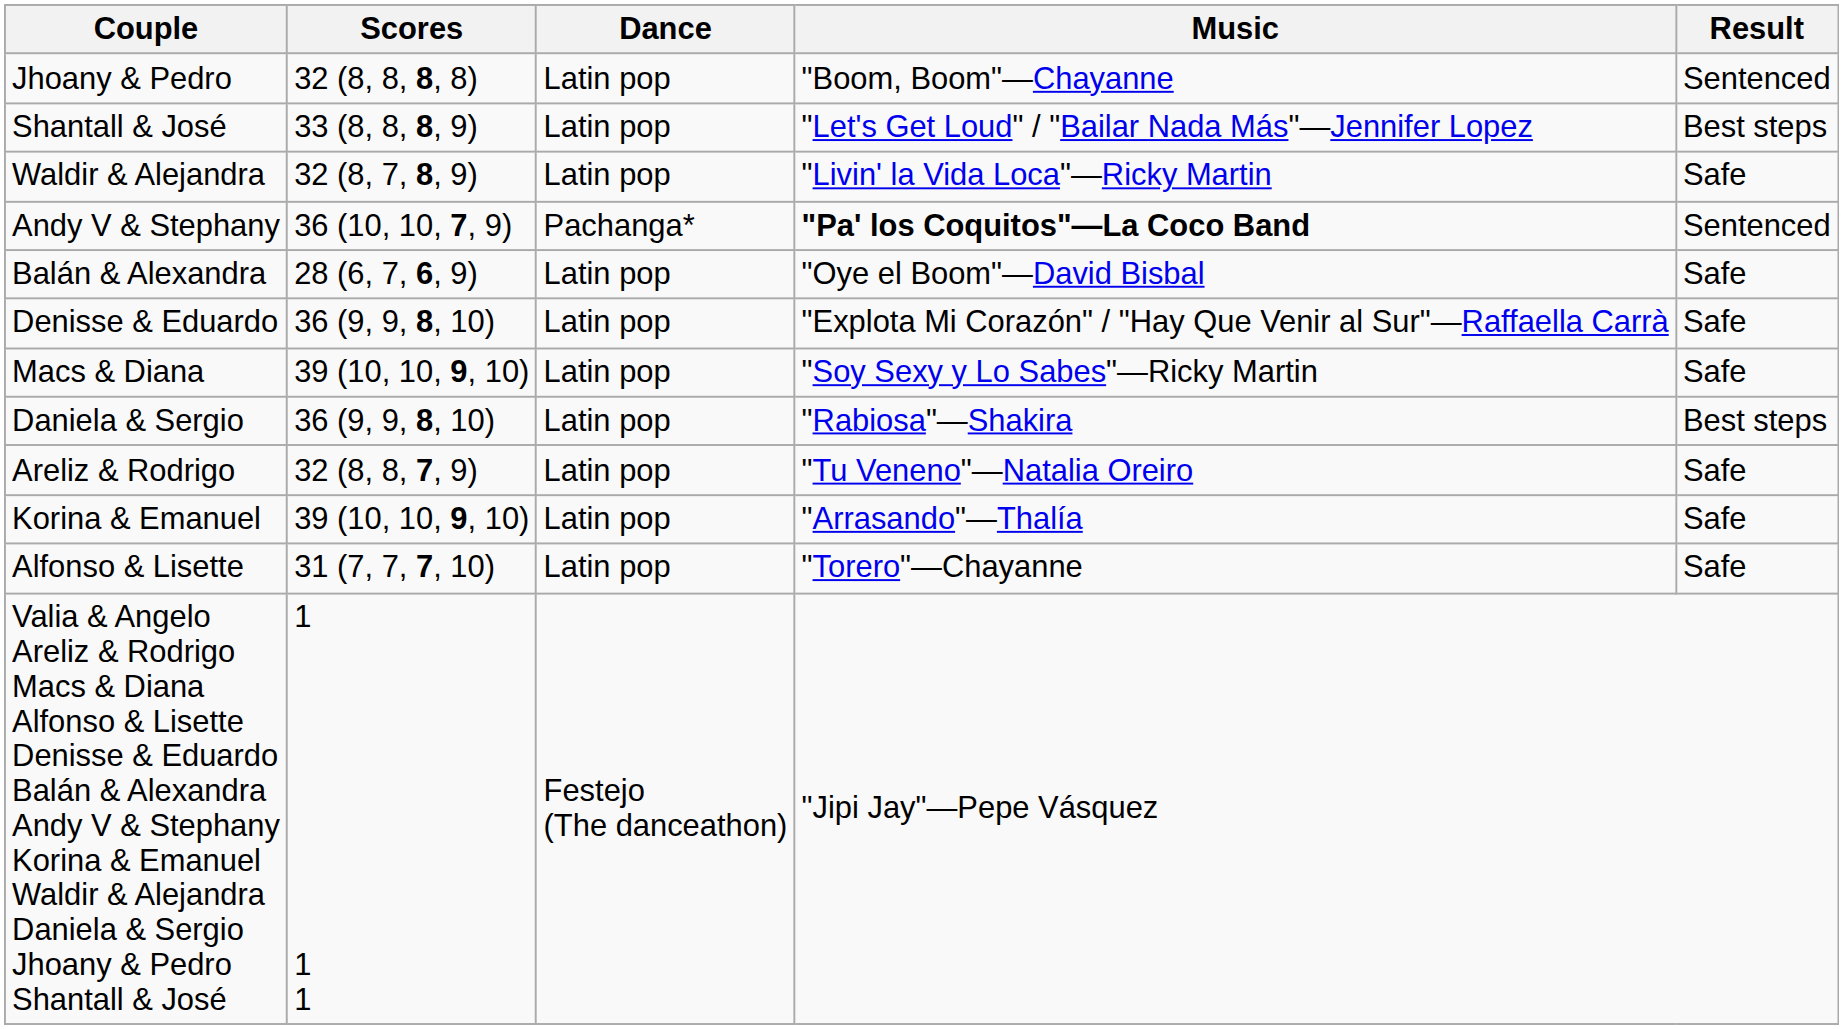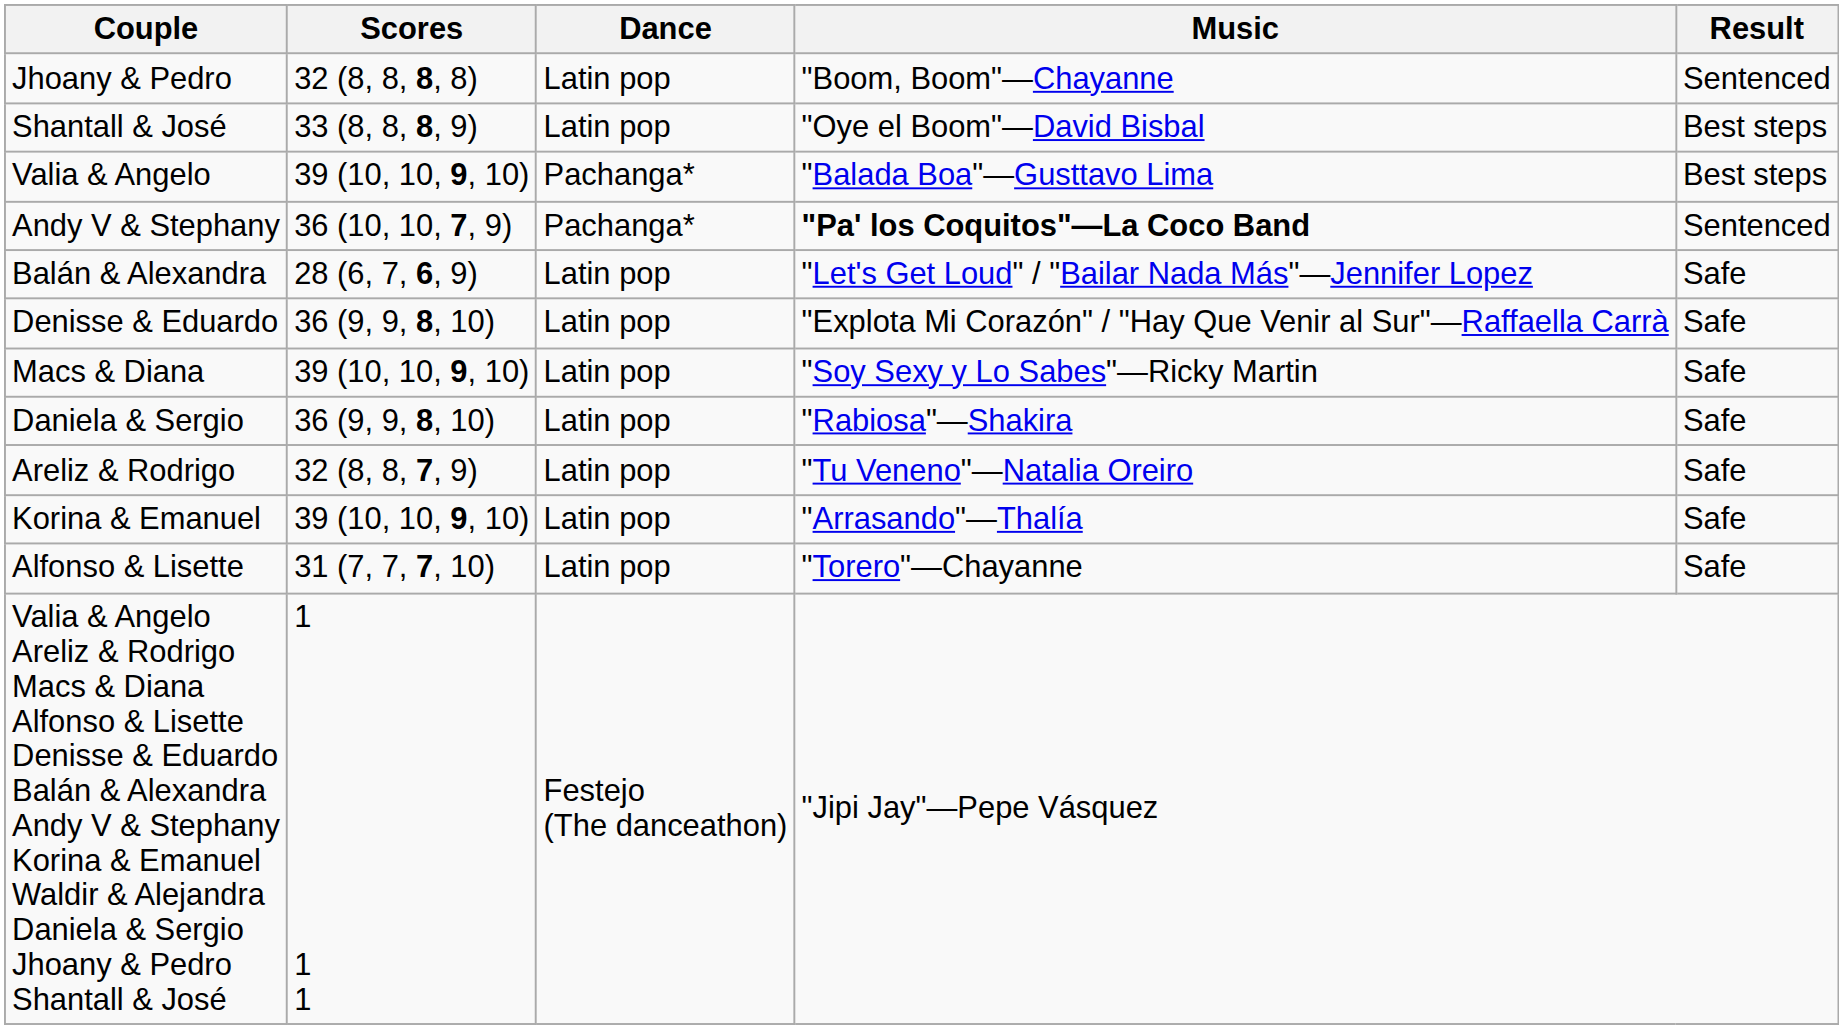(1167, 126) "Let's Get Loud" / "Bailar Nada Más"—Jennifer Lopez -> (1003, 126) "Oye el Boom"—David Bisbal
- row: (139, 175)
+ row: (111, 175)
(1003, 273) "Oye el Boom"—David Bisbal -> (1167, 273) "Let's Get Loud" / "Bailar Nada Más"—Jennifer Lopez
(1755, 420) Best steps -> (1715, 420) Safe
